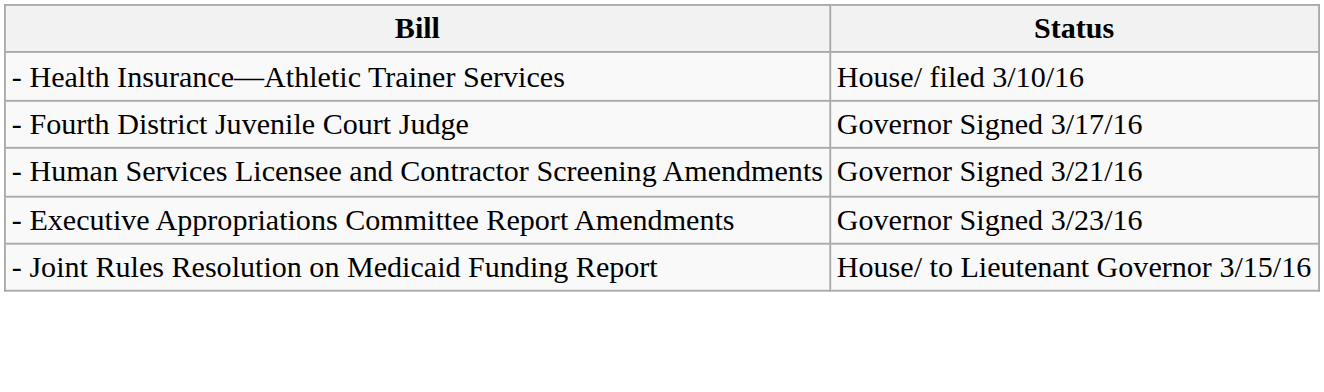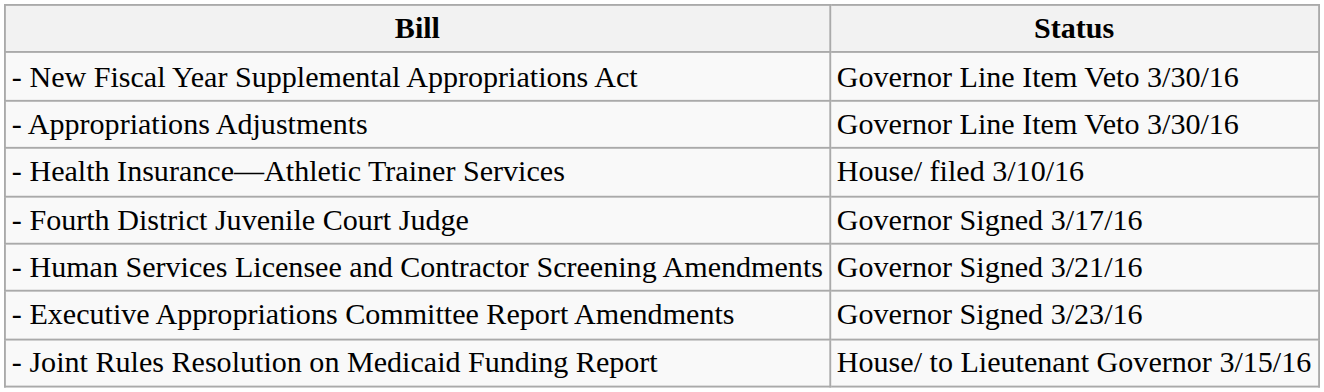+ row: (325, 76)
+ row: (190, 123)
